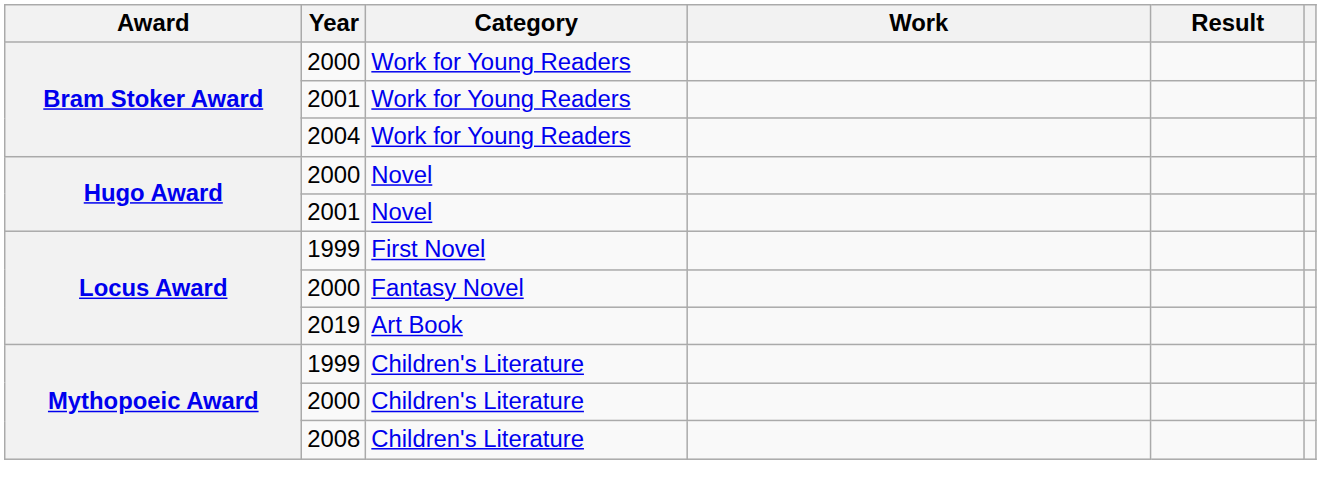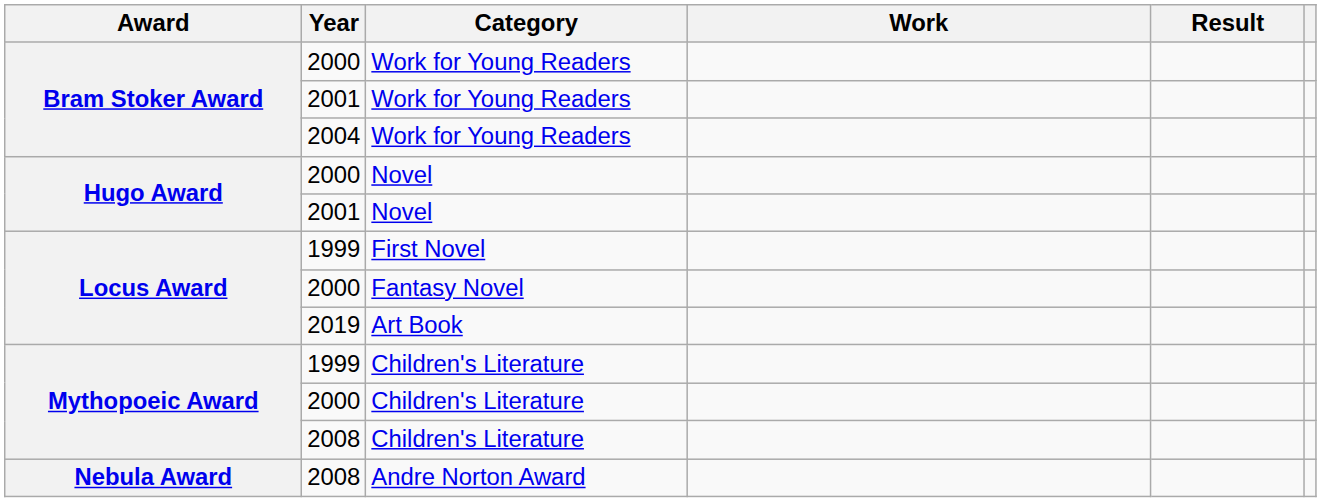+ row: (334, 477)
